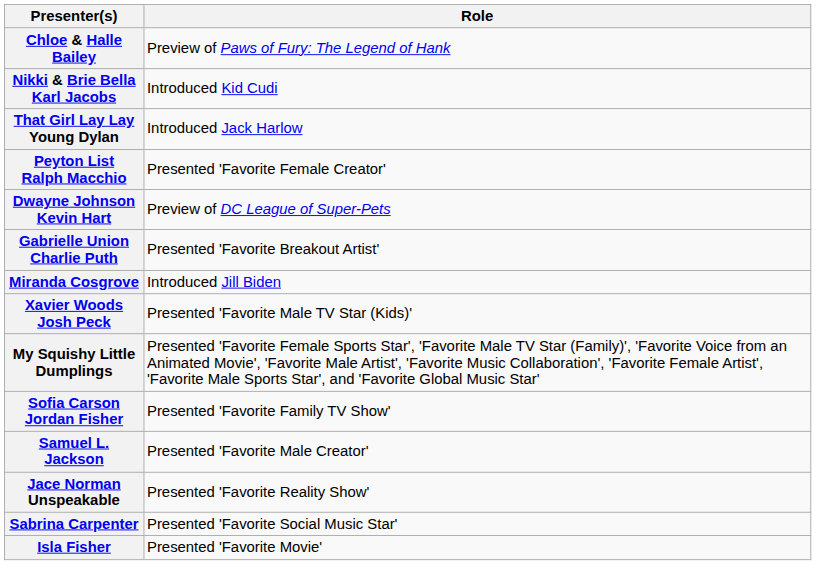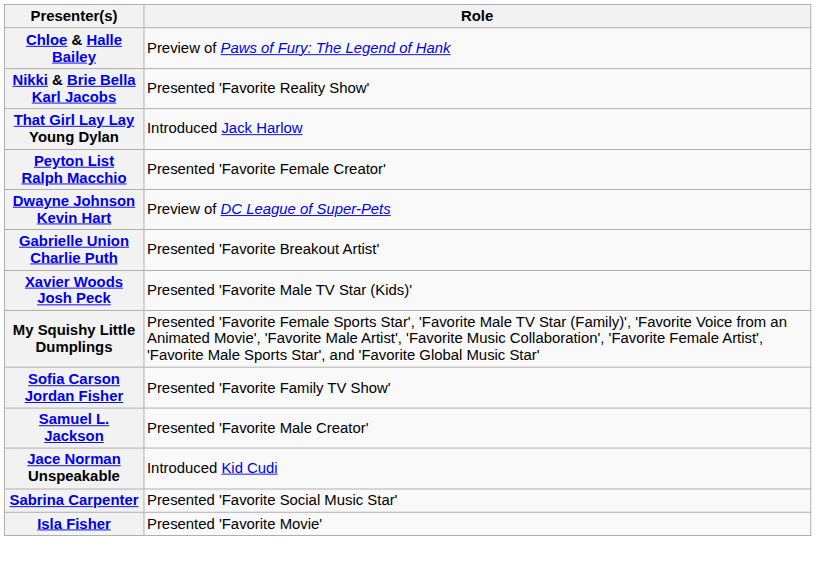(212, 88) Introduced Kid Cudi -> (258, 88) Presented 'Favorite Reality Show'
- row: (74, 281)
(258, 491) Presented 'Favorite Reality Show' -> (212, 468) Introduced Kid Cudi
